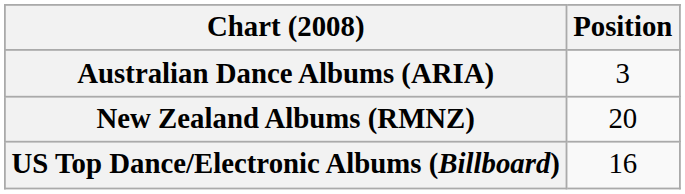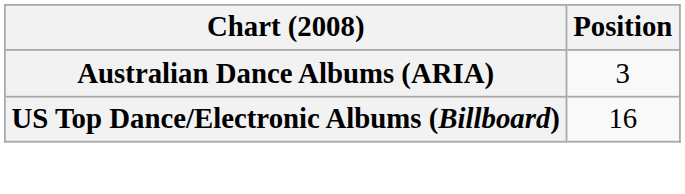- row: (286, 118)
